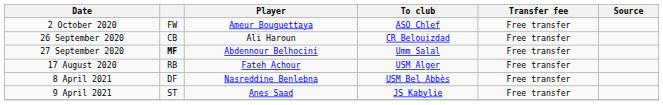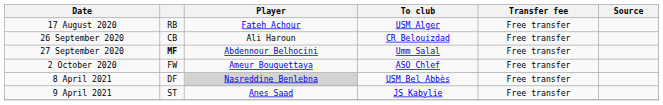rows swapped: (82, 66) <-> (82, 25)
(271, 79) no background -> (271, 79) lightgrey background
